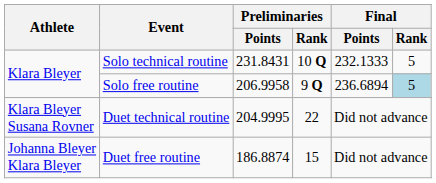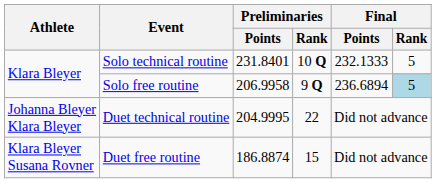(263, 62) 231.8431 -> (263, 62) 231.8401
(51, 117) Klara Bleyer Susana Rovner -> (52, 117) Johanna Bleyer Klara Bleyer
(52, 158) Johanna Bleyer Klara Bleyer -> (51, 158) Klara Bleyer Susana Rovner
